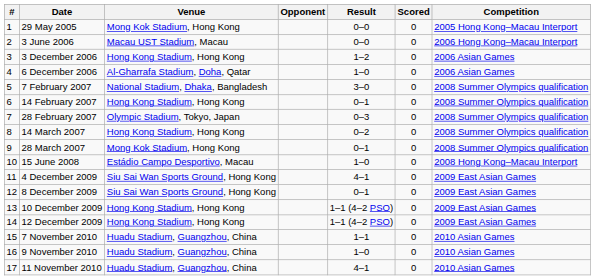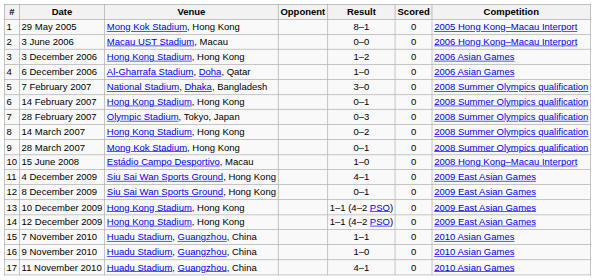(361, 27) 0–0 -> (361, 27) 8–1
